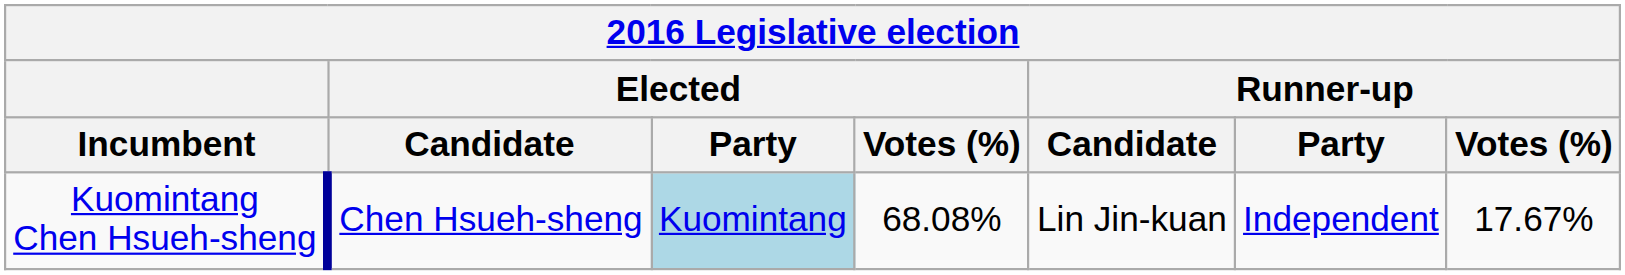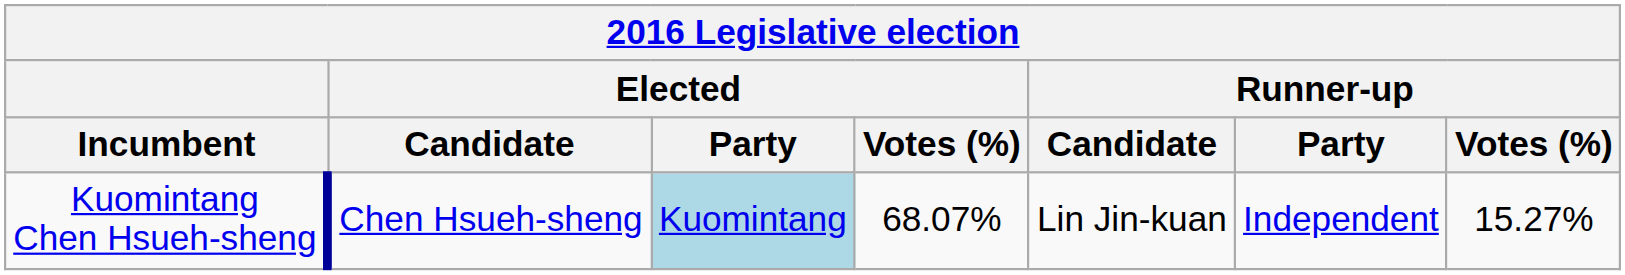(942, 219) 68.08% -> (942, 219) 68.07%
(1534, 219) 17.67% -> (1534, 219) 15.27%
